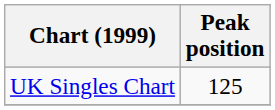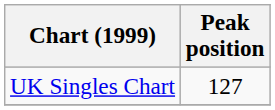(225, 85) 125 -> (225, 85) 127
